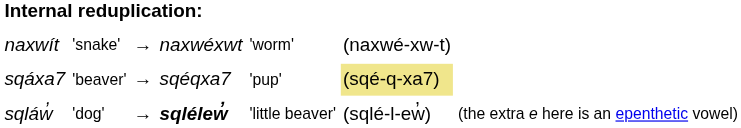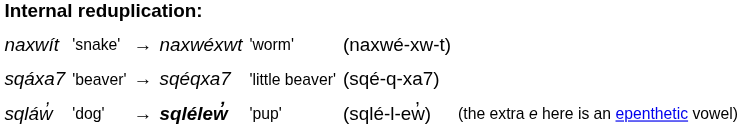(266, 80) 'pup' -> (293, 80) 'little beaver'
(391, 79) khaki background -> (391, 79) no background
(293, 114) 'little beaver' -> (266, 114) 'pup'
